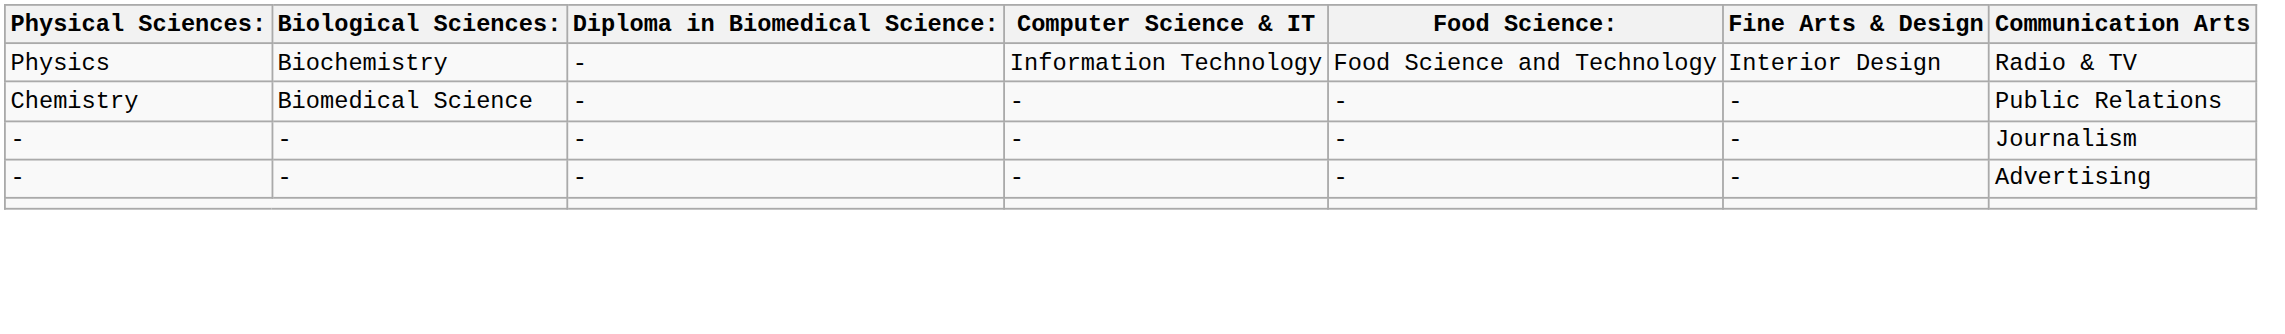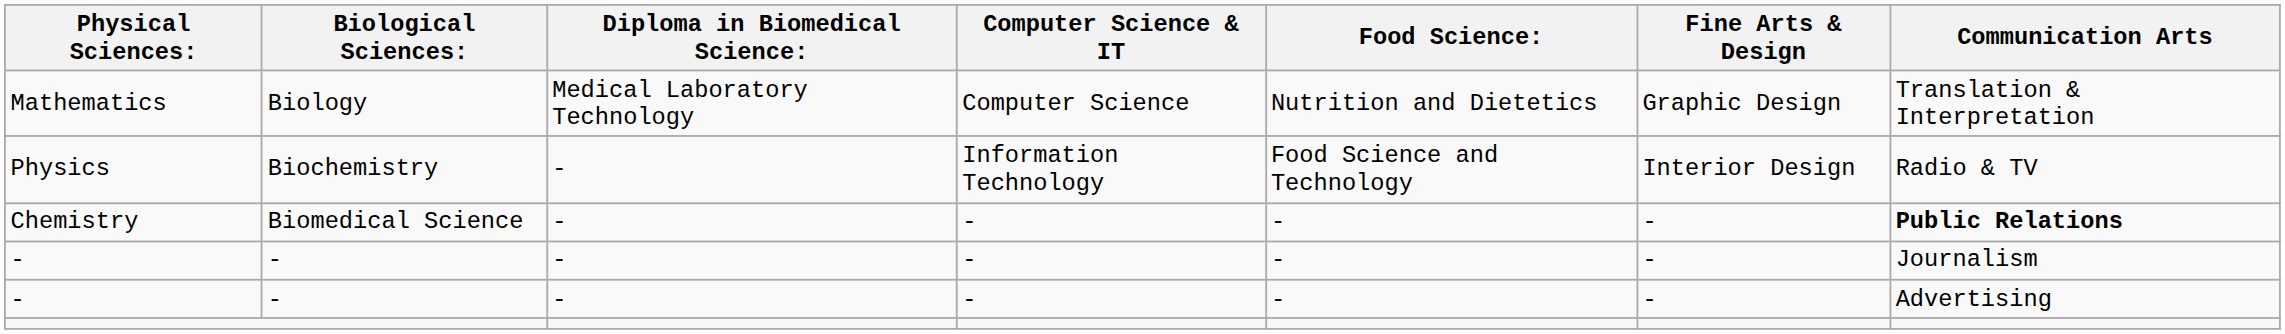+ row: (89, 104)
(2109, 101) normal -> (2009, 222) bold
